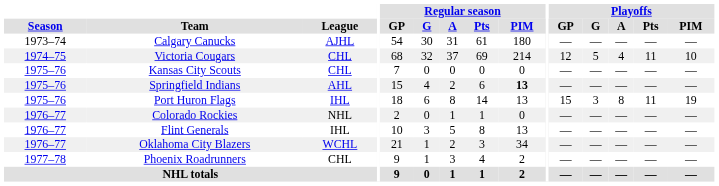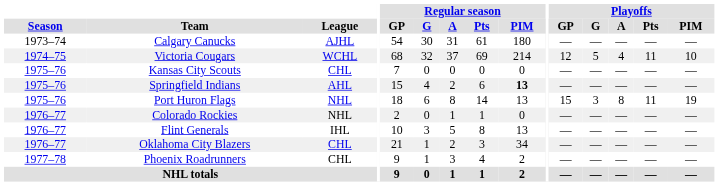(340, 55) CHL -> (340, 55) WCHL
(340, 100) IHL -> (340, 100) NHL
(340, 144) WCHL -> (340, 144) CHL
